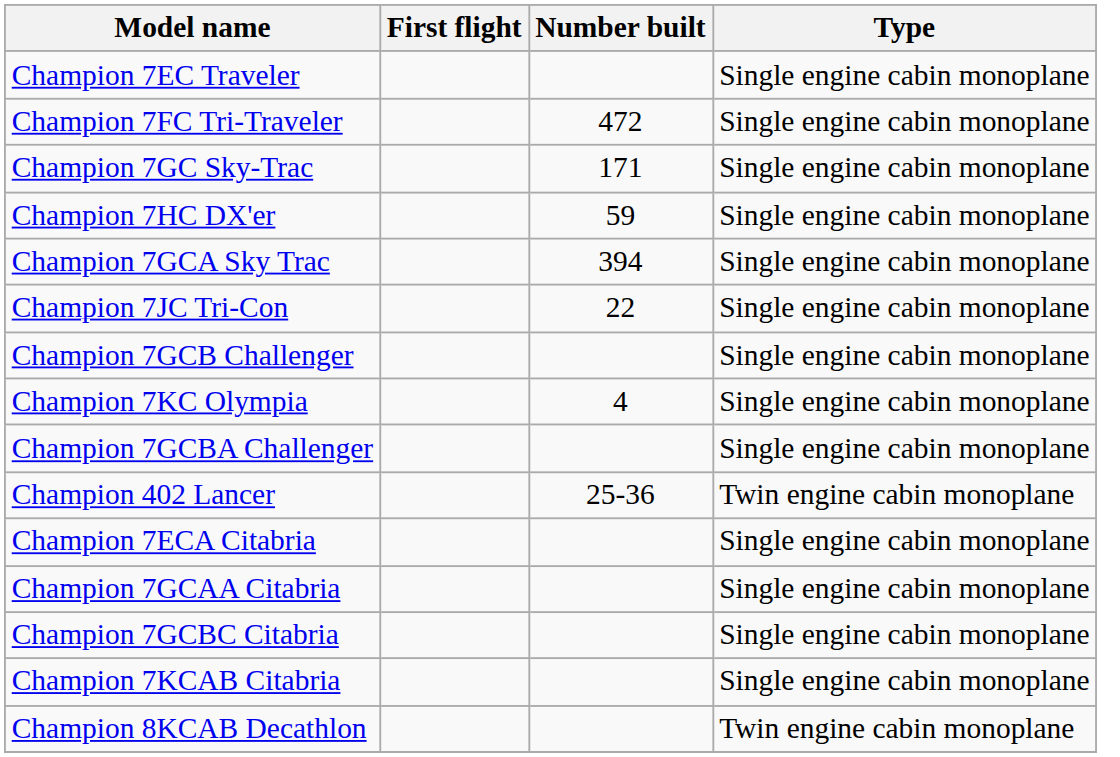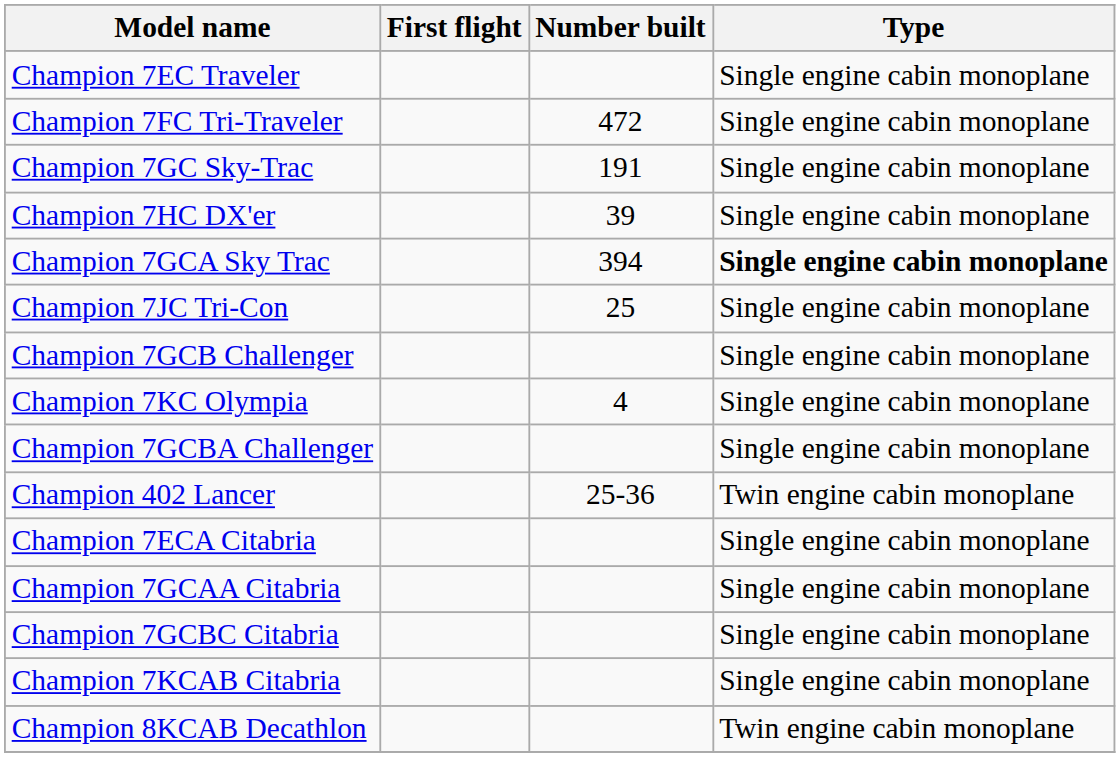(620, 167) 171 -> (620, 167) 191
(620, 214) 59 -> (620, 214) 39
(904, 261) normal -> (913, 261) bold
(620, 307) 22 -> (620, 307) 25
